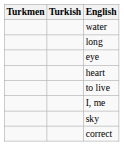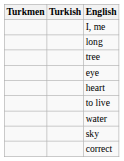rows swapped: (95, 103) <-> (96, 27)
+ row: (93, 57)
